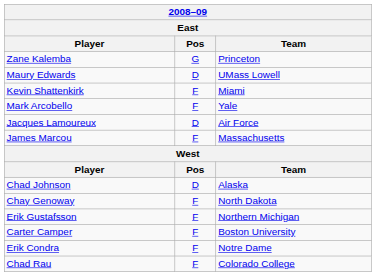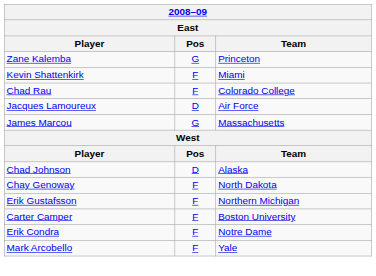- row: (41, 75)
rows swapped: (39, 106) <-> (29, 264)
(195, 138) F -> (195, 122) G
